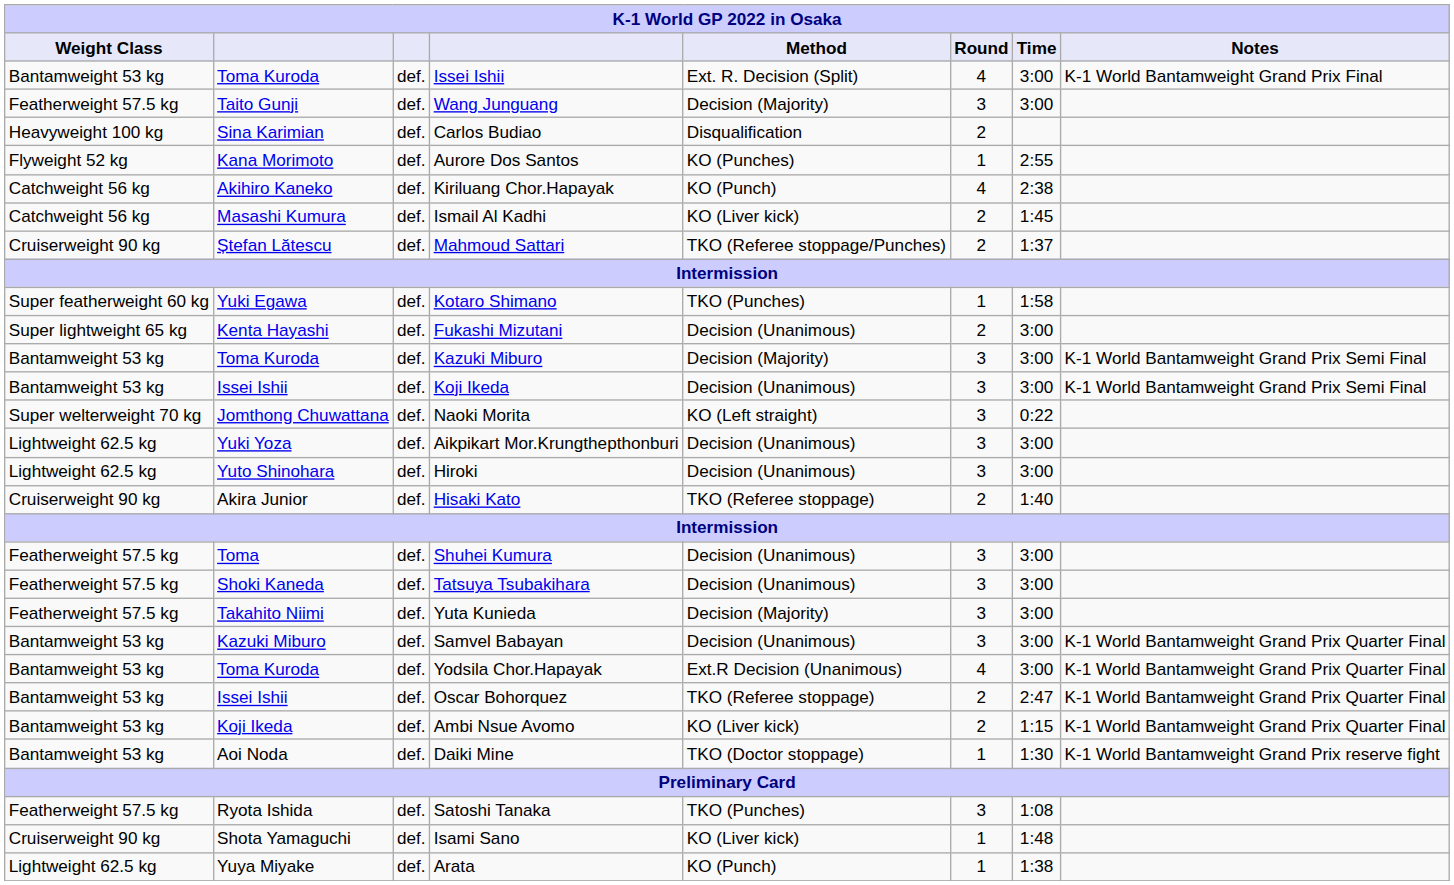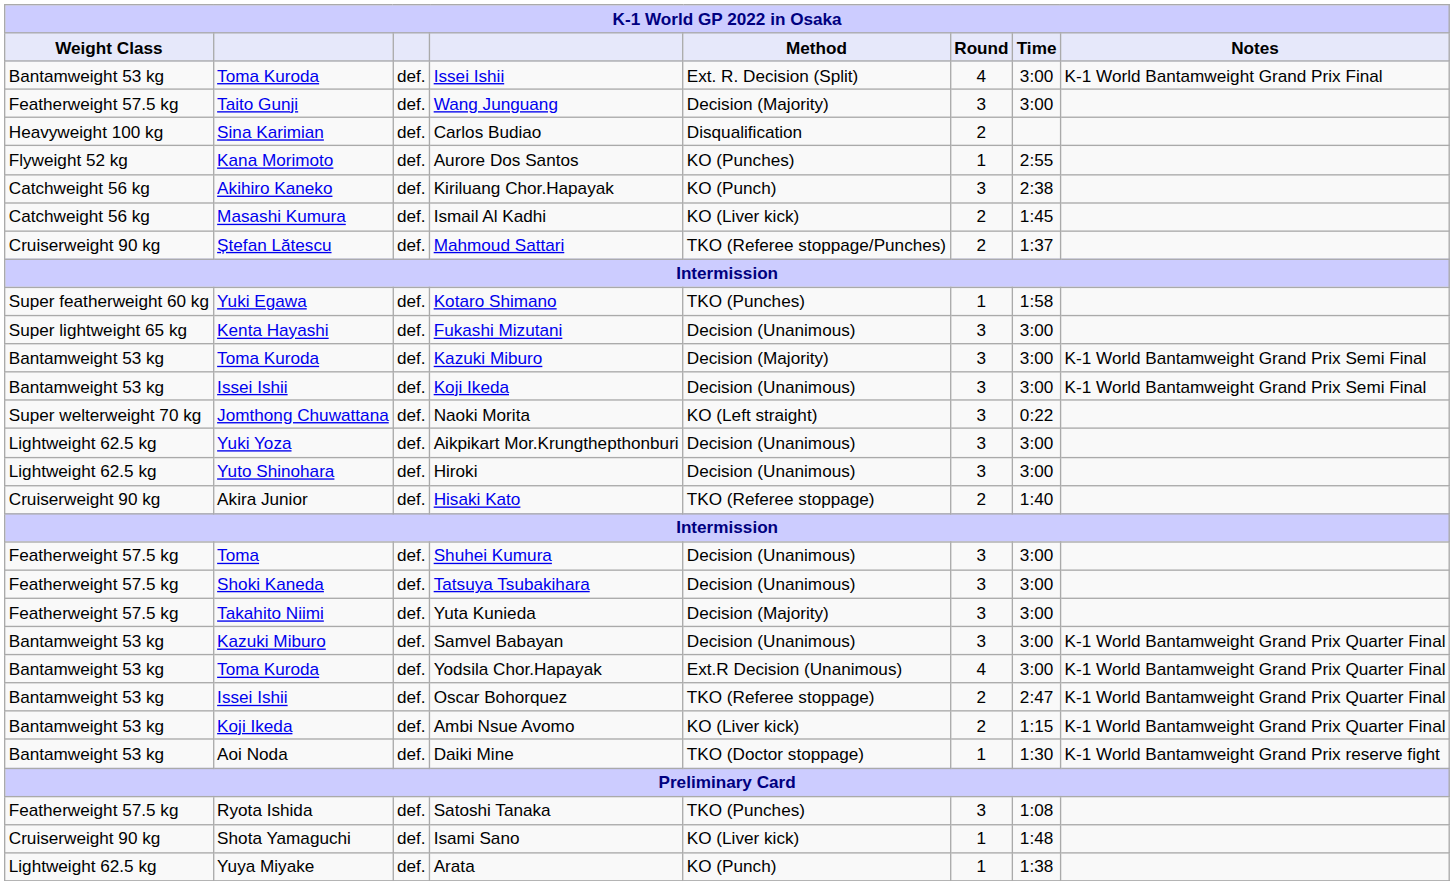(981, 188) 4 -> (981, 188) 3
(981, 330) 2 -> (981, 330) 3
